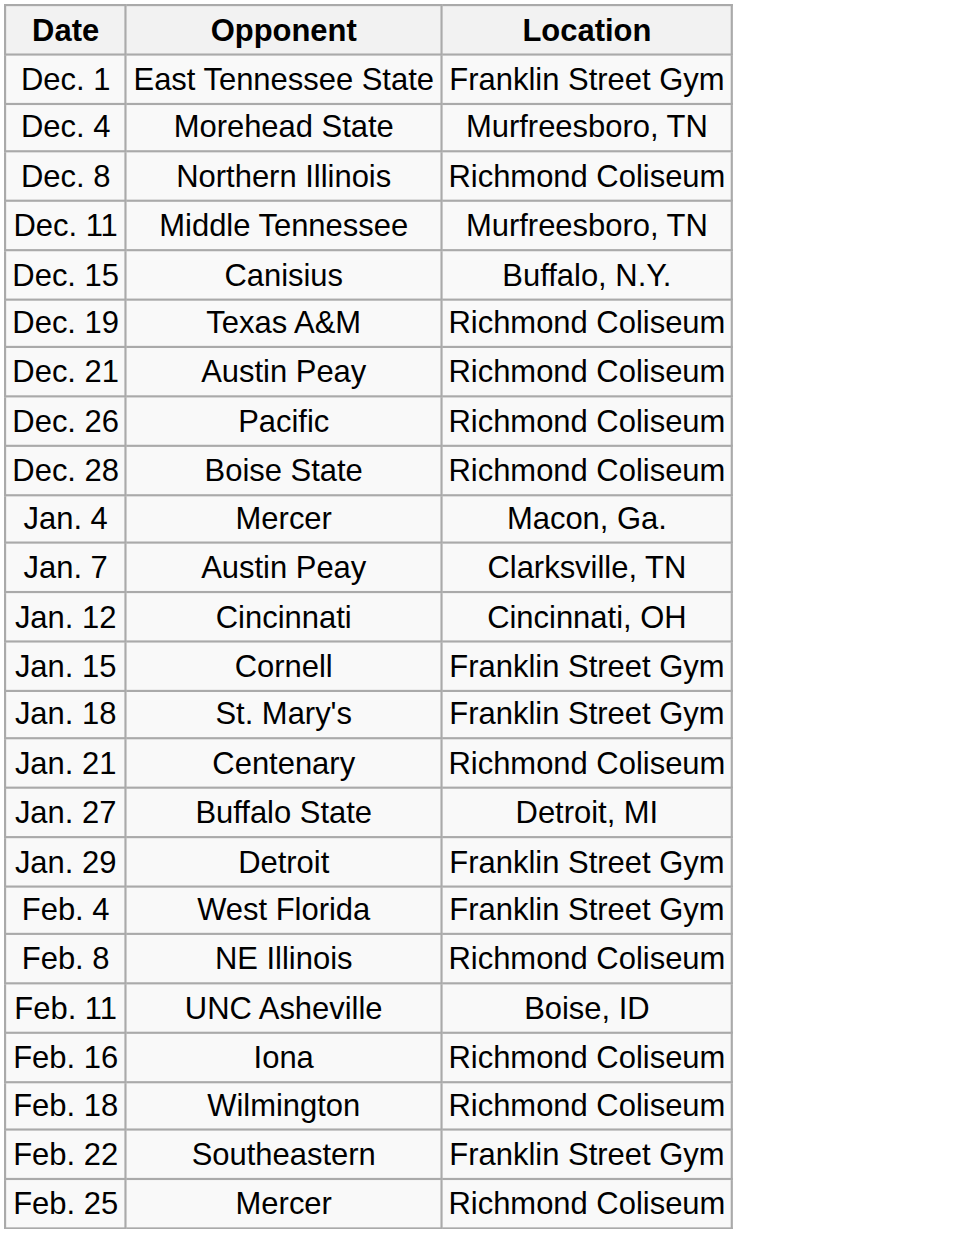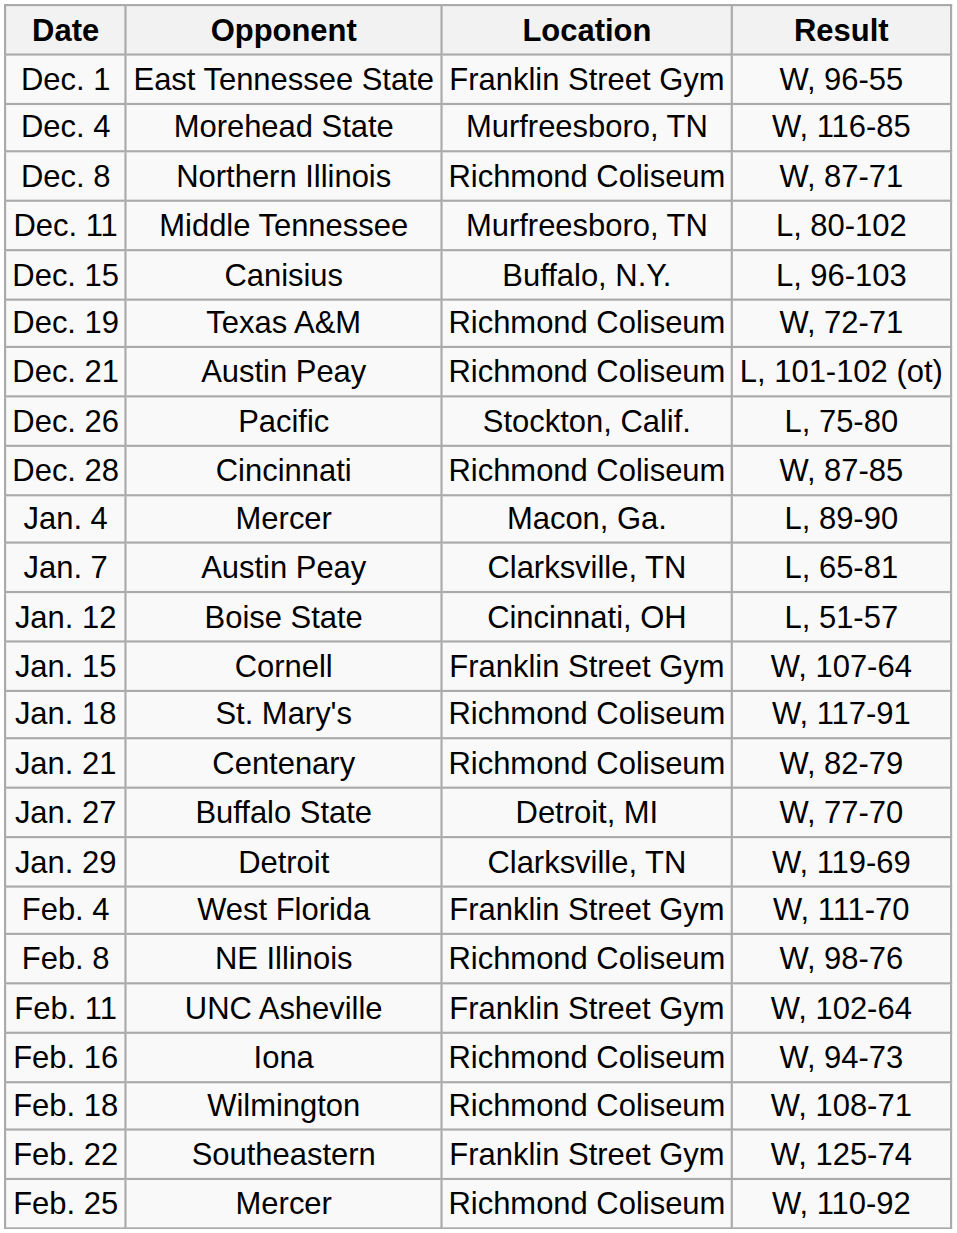+ column: (841, 30)
(587, 421) Richmond Coliseum -> (587, 421) Stockton, Calif.
(284, 470) Boise State -> (284, 470) Cincinnati
(284, 617) Cincinnati -> (284, 617) Boise State
(587, 715) Franklin Street Gym -> (587, 715) Richmond Coliseum
(587, 861) Franklin Street Gym -> (587, 861) Clarksville, TN
(587, 1008) Boise, ID -> (587, 1008) Franklin Street Gym
